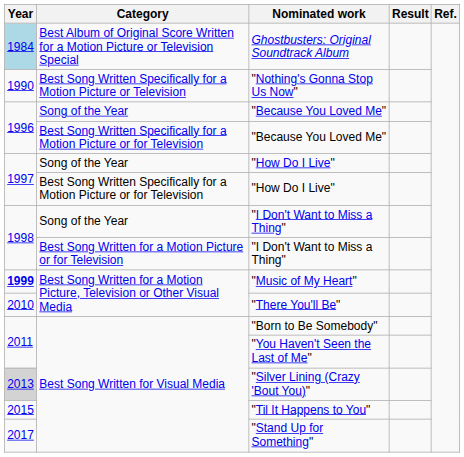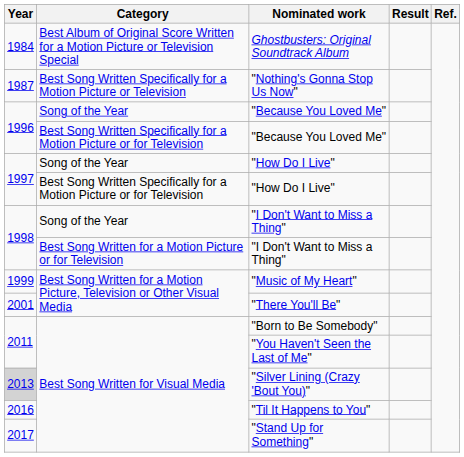(20, 46) lightblue background -> (20, 46) no background
(20, 85) 1990 -> (20, 85) 1987
(20, 281) bold -> (20, 281) normal
(20, 304) 2010 -> (20, 304) 2001
(20, 409) 2015 -> (20, 409) 2016
